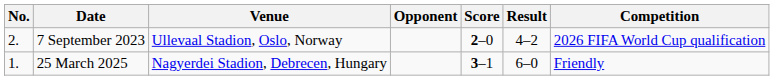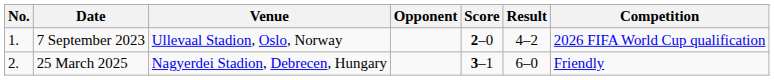(13, 39) 2. -> (13, 39) 1.
(13, 63) 1. -> (13, 63) 2.
